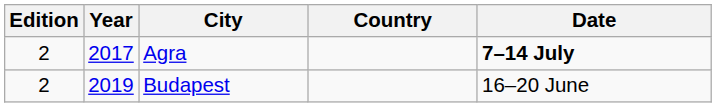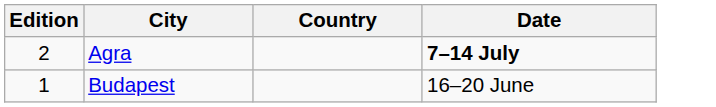- column: (111, 20)
(44, 85) 2 -> (44, 85) 1
